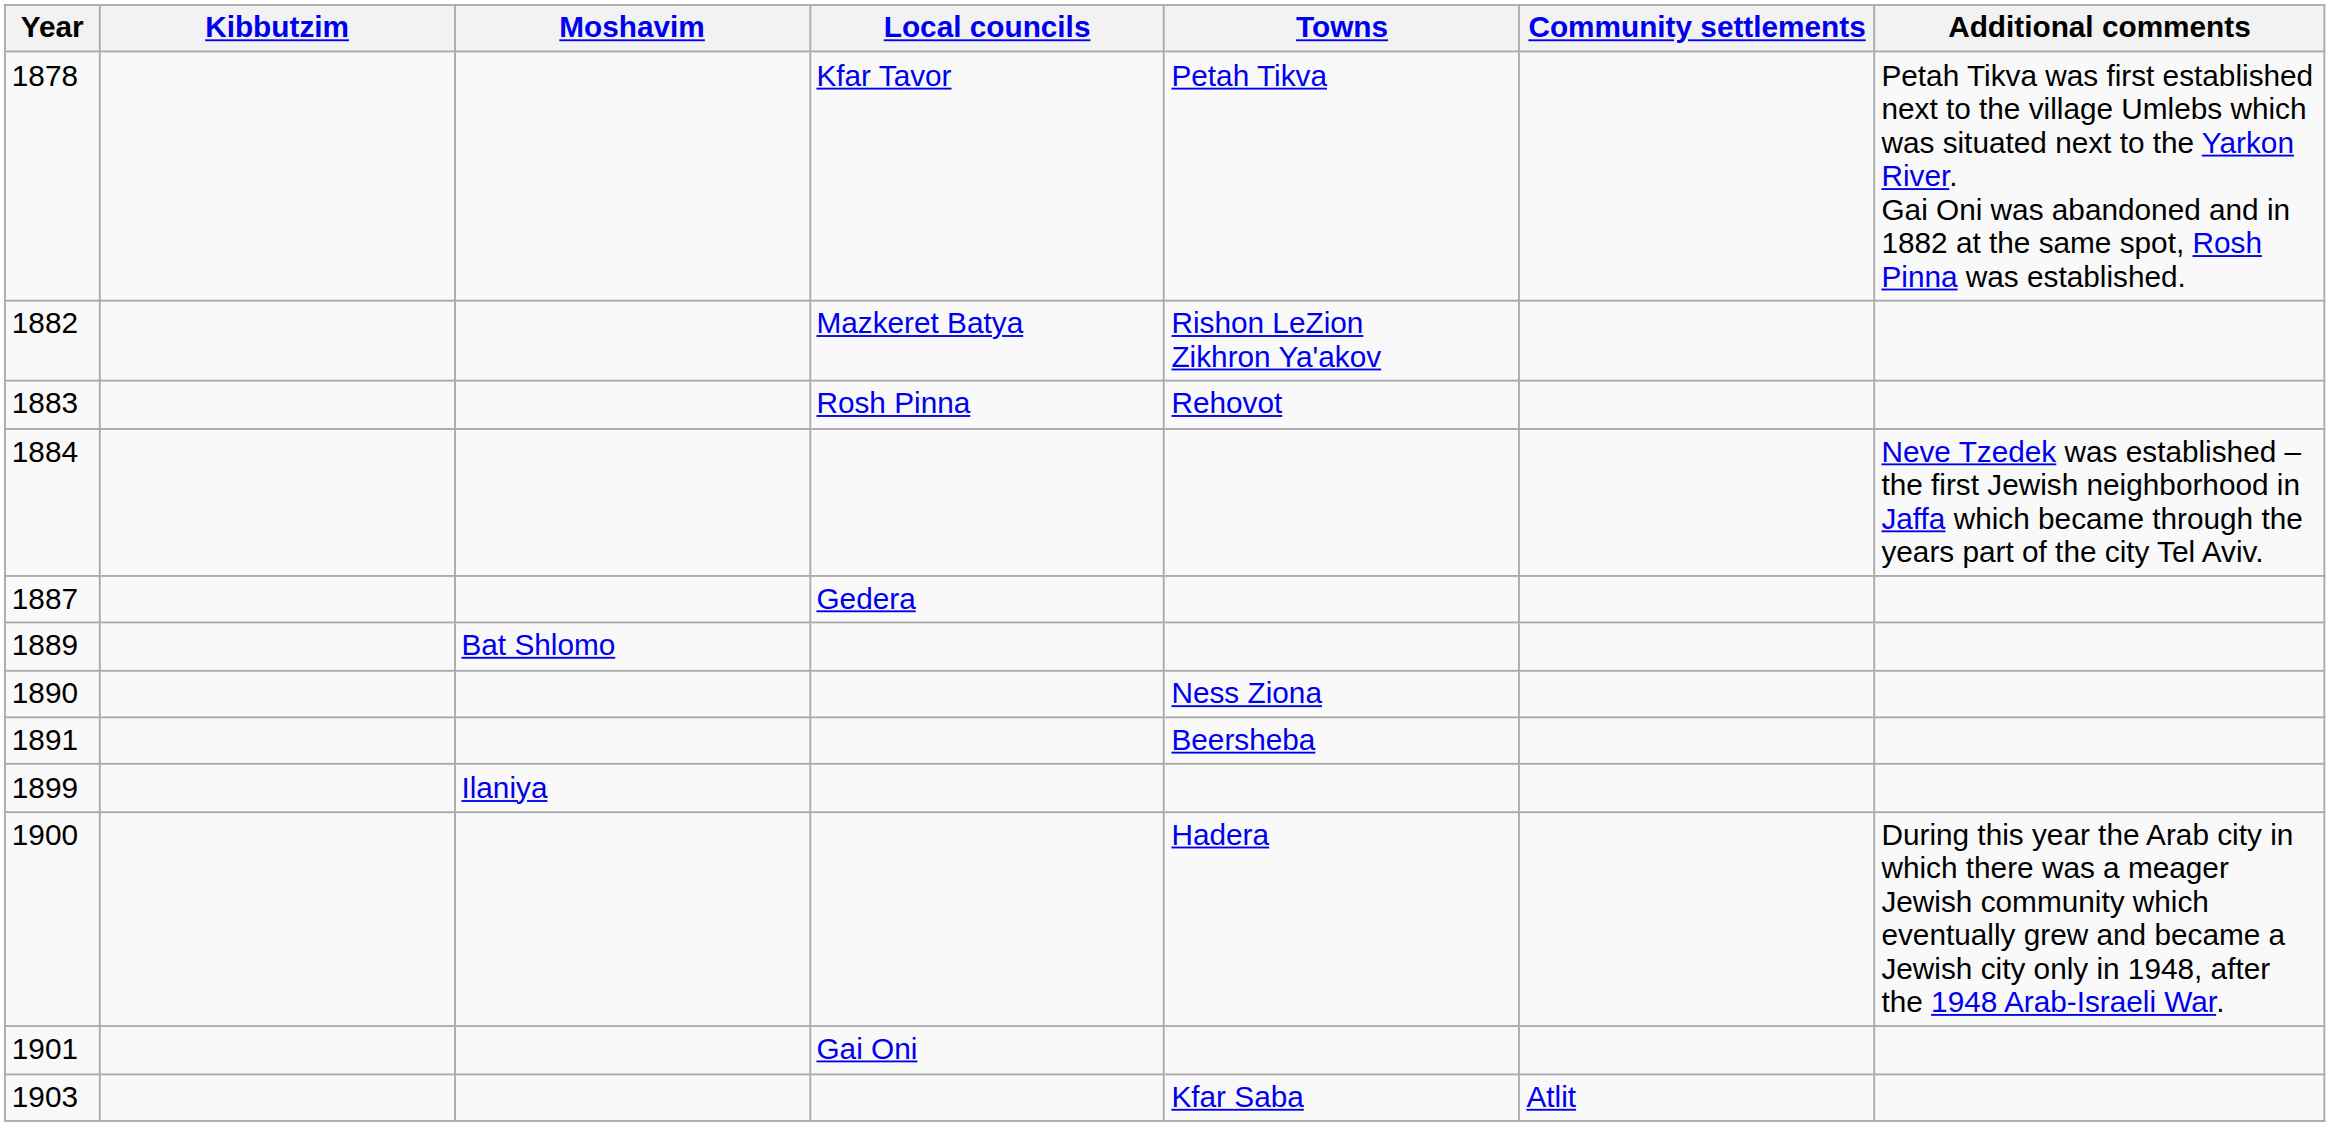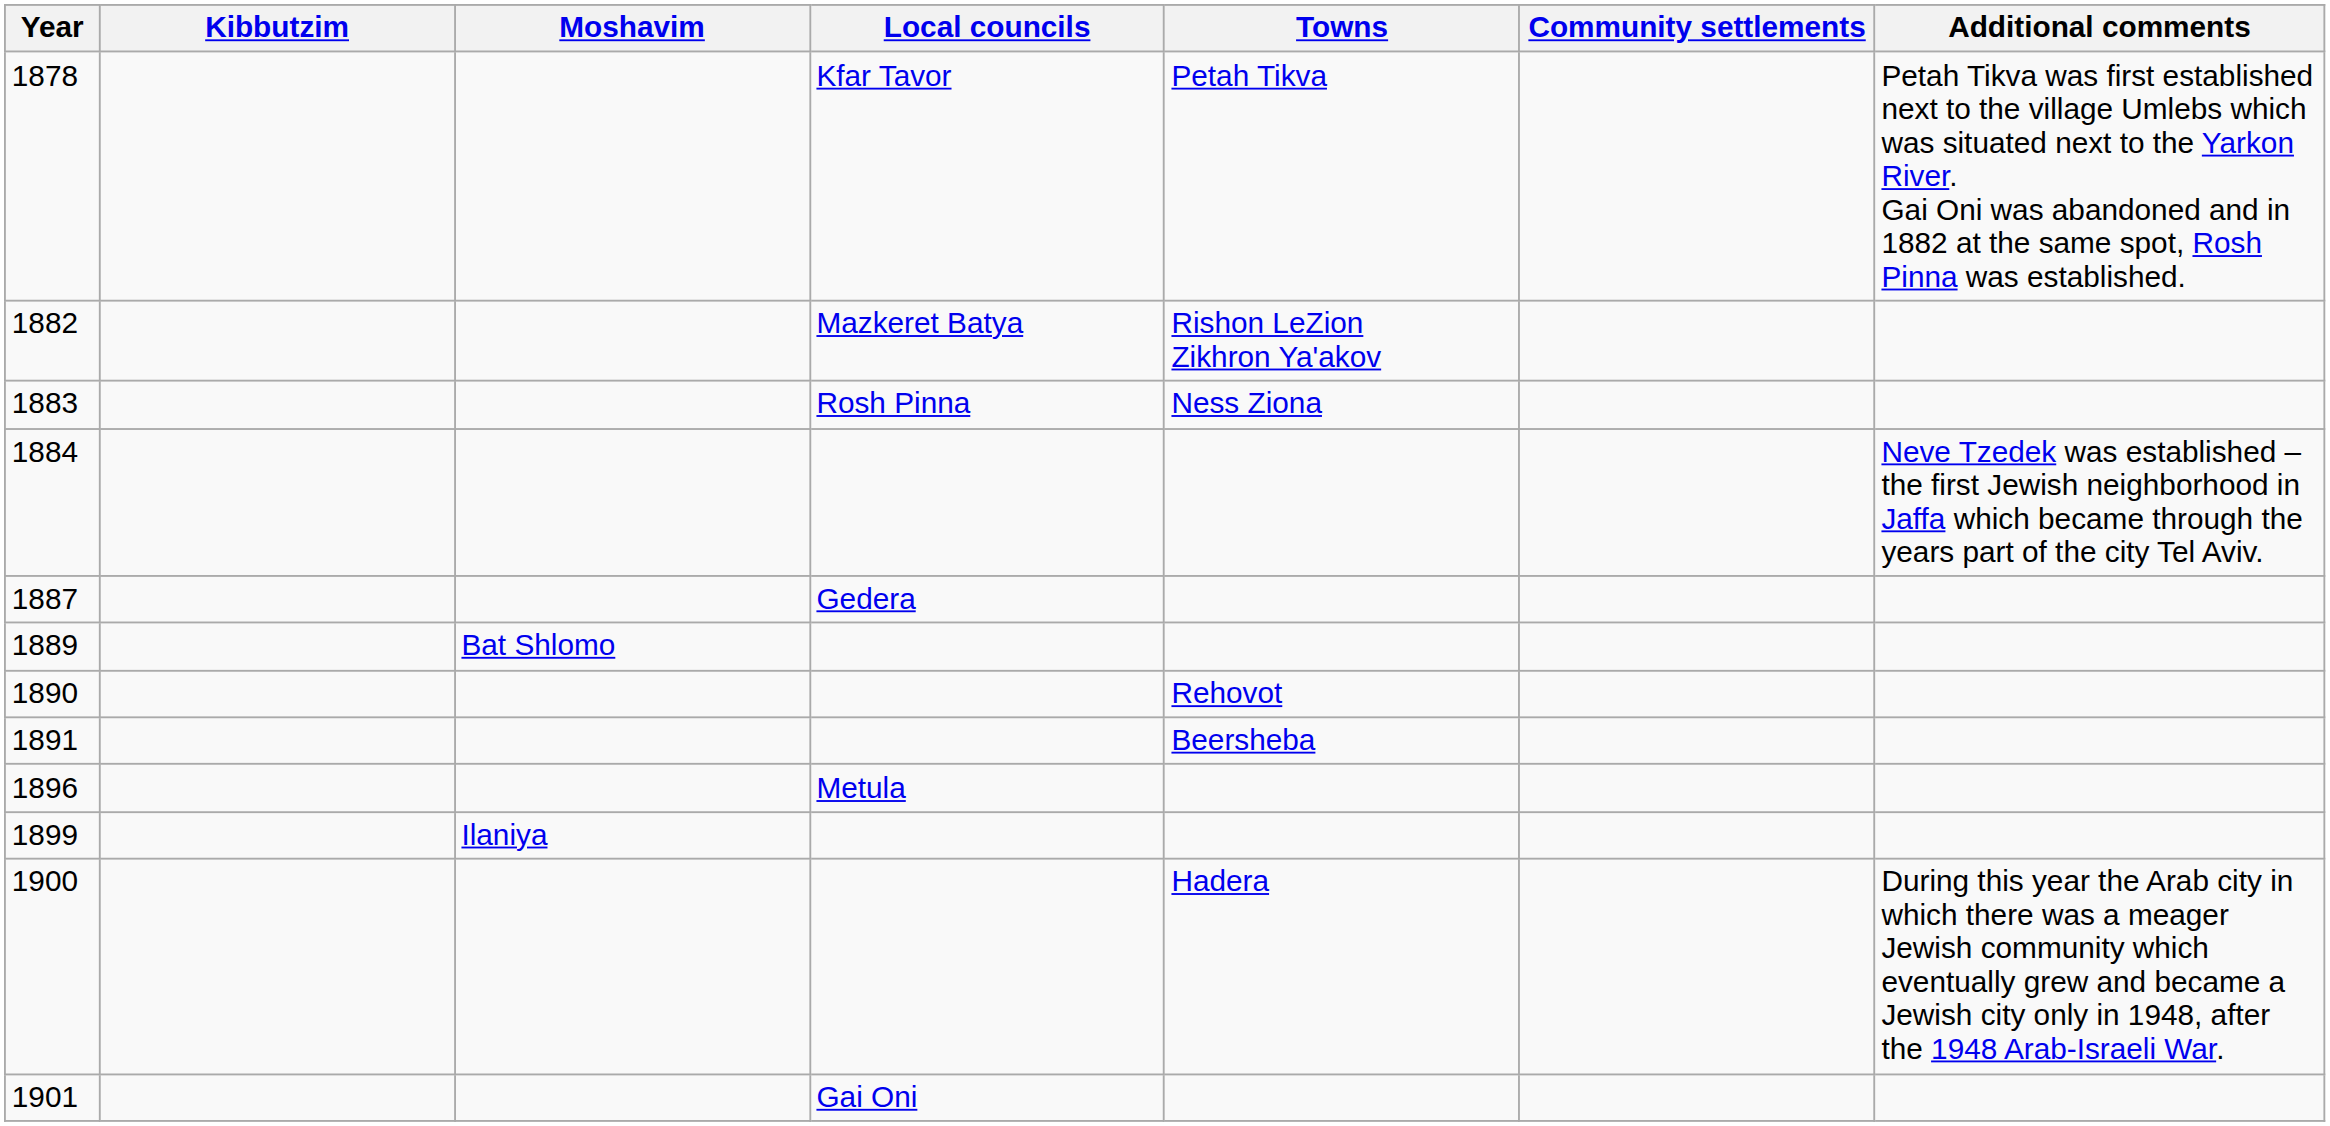(1227, 404) Rehovot -> (1247, 404) Ness Ziona
(1247, 693) Ness Ziona -> (1227, 693) Rehovot
+ row: (45, 787)
- row: (45, 1096)
